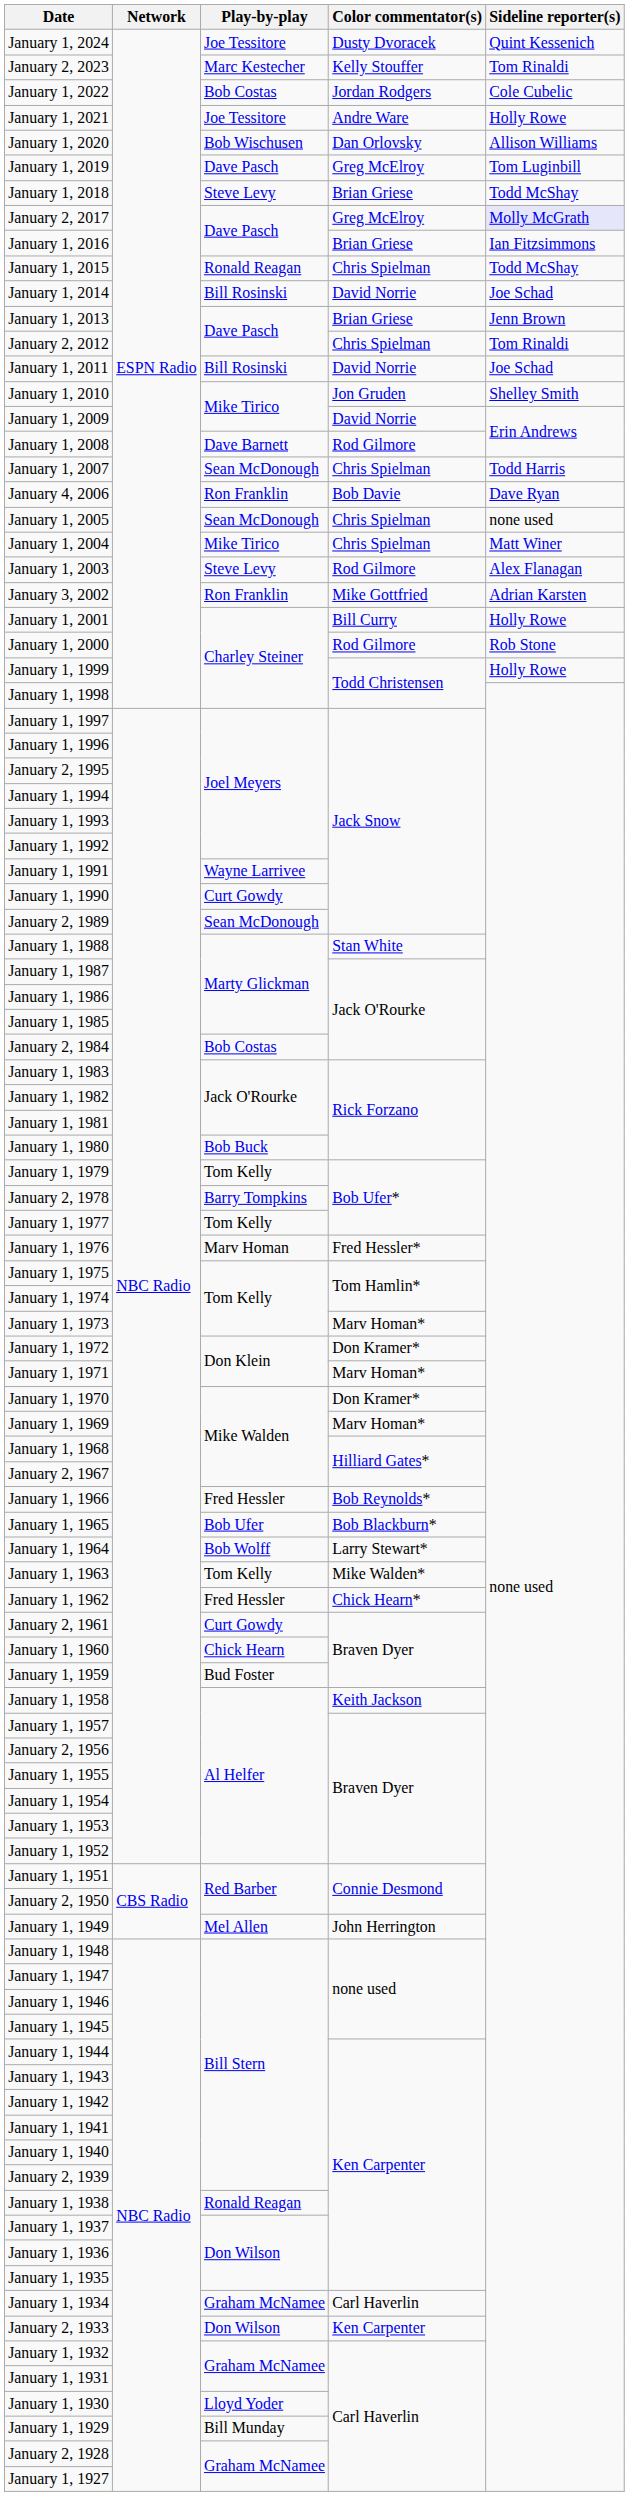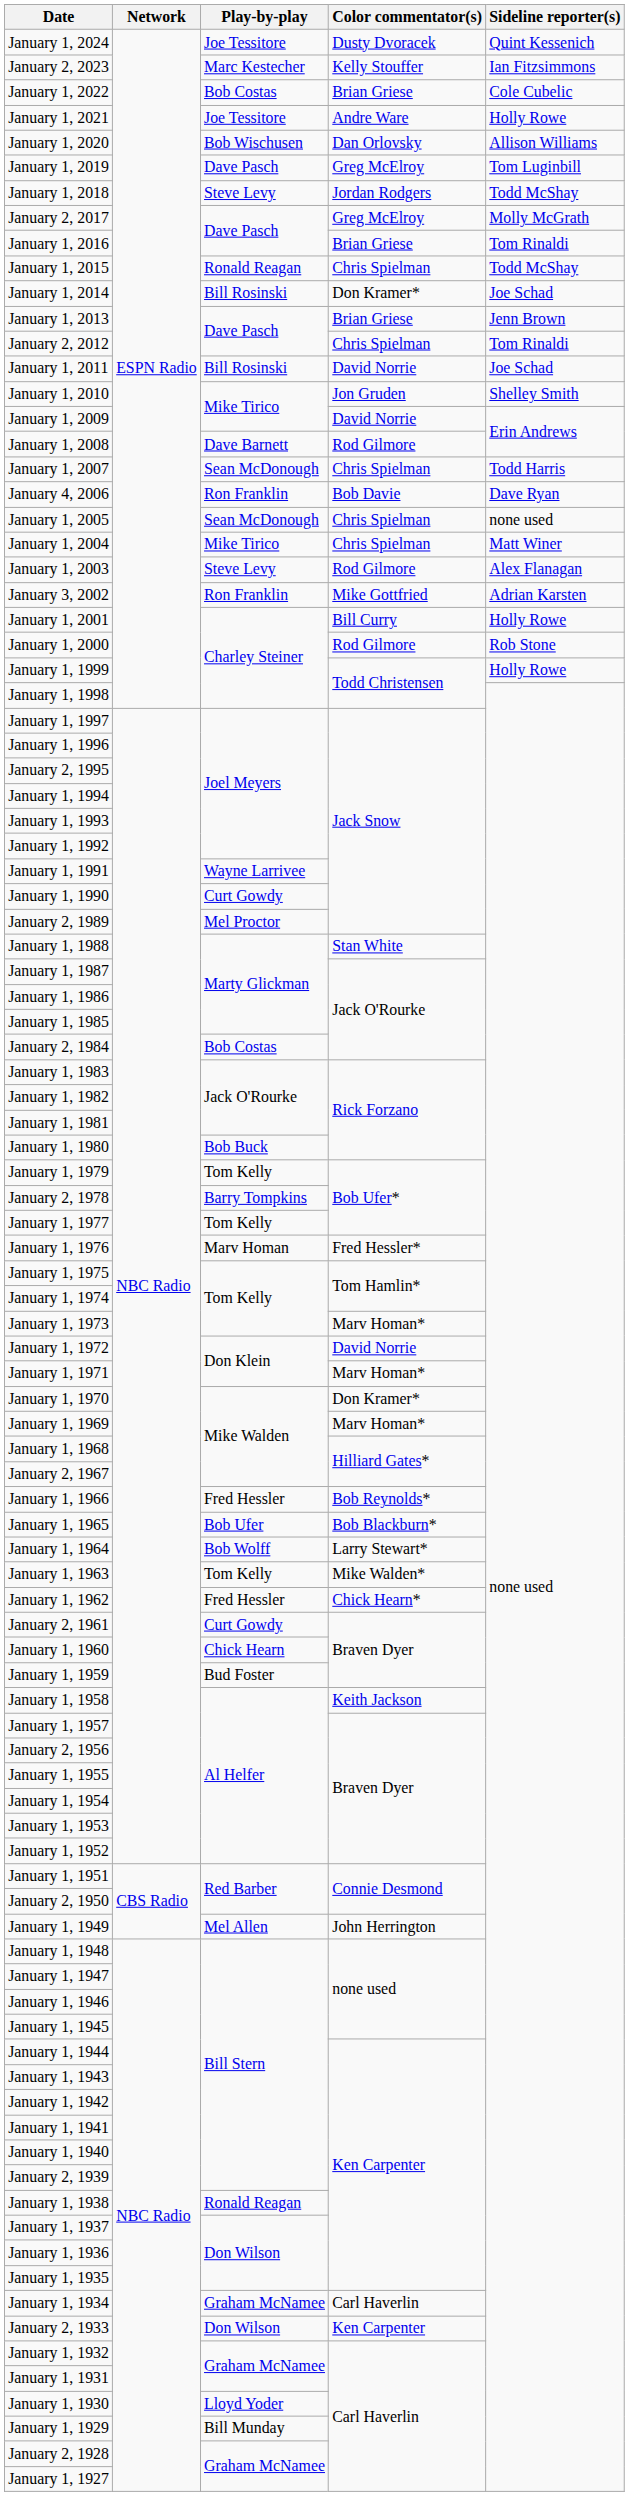(529, 67) Tom Rinaldi -> (542, 67) Ian Fitzsimmons
(382, 92) Jordan Rodgers -> (373, 92) Brian Griese
(373, 192) Brian Griese -> (382, 192) Jordan Rodgers
(539, 218) lavender background -> (539, 218) no background
(542, 243) Ian Fitzsimmons -> (529, 243) Tom Rinaldi
(374, 293) David Norrie -> (376, 293) Don Kramer*
(261, 921) Sean McDonough -> (242, 921) Mel Proctor
(376, 1348) Don Kramer* -> (374, 1348) David Norrie
